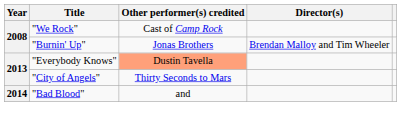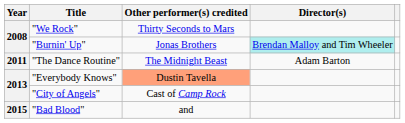(183, 28) Cast of Camp Rock -> (186, 28) Thirty Seconds to Mars
(319, 45) no background -> (322, 45) paleturquoise background
+ row: (76, 61)
(183, 77) Thirty Seconds to Mars -> (186, 93) Cast of Camp Rock
(17, 93) 2014 -> (17, 110) 2015
